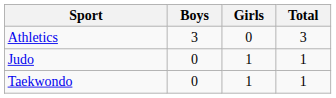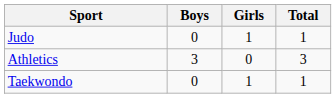rows swapped: (33, 37) <-> (21, 59)
